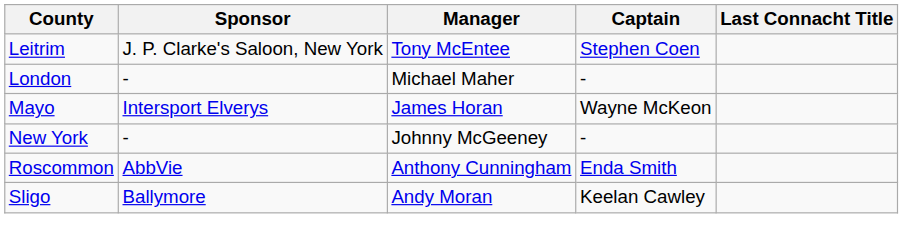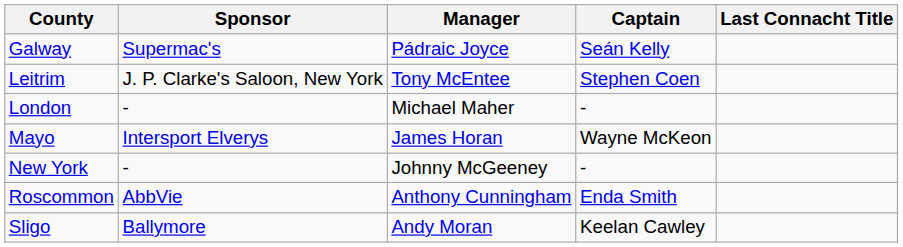+ row: (40, 49)
